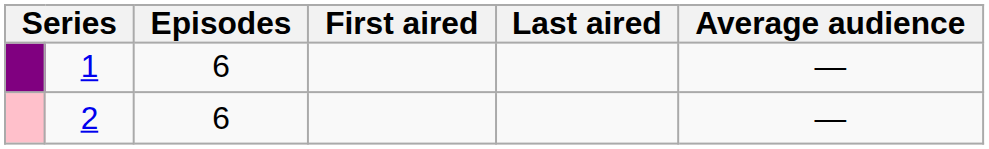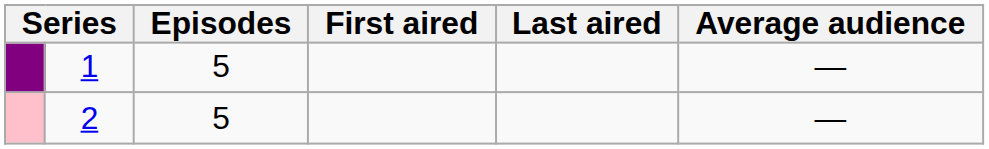(221, 67) 6 -> (221, 67) 5
(221, 117) 6 -> (221, 117) 5
